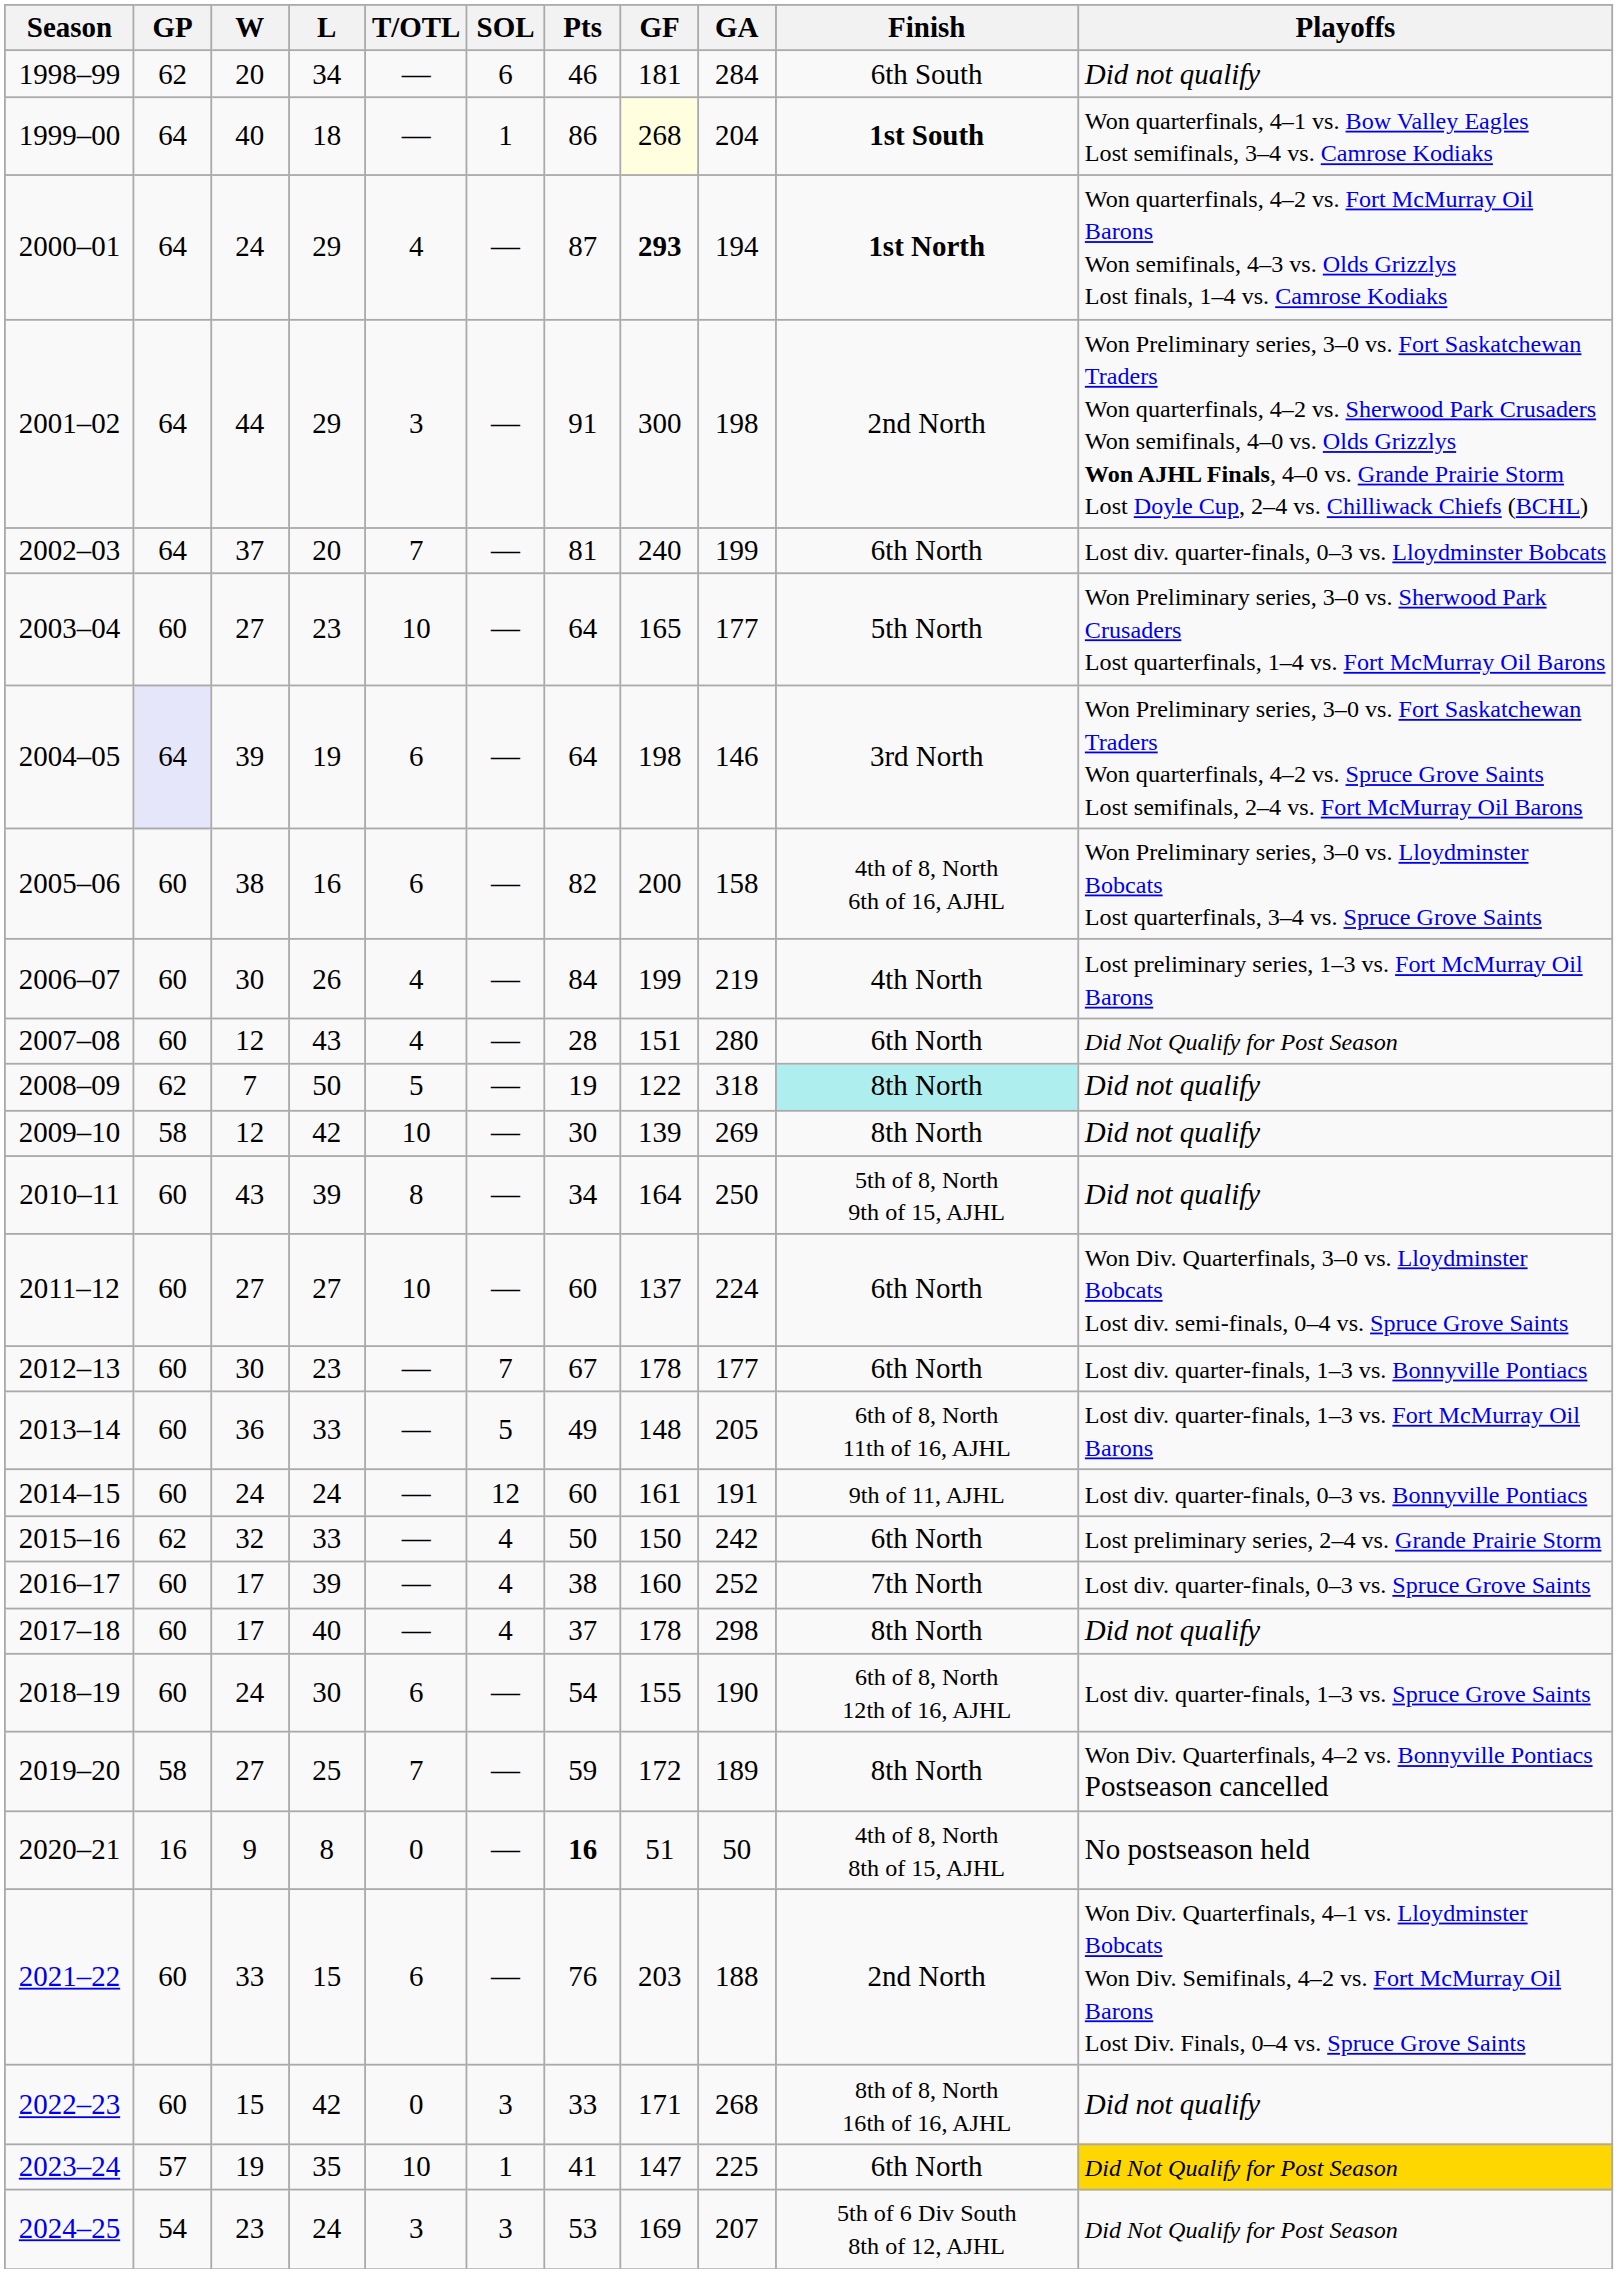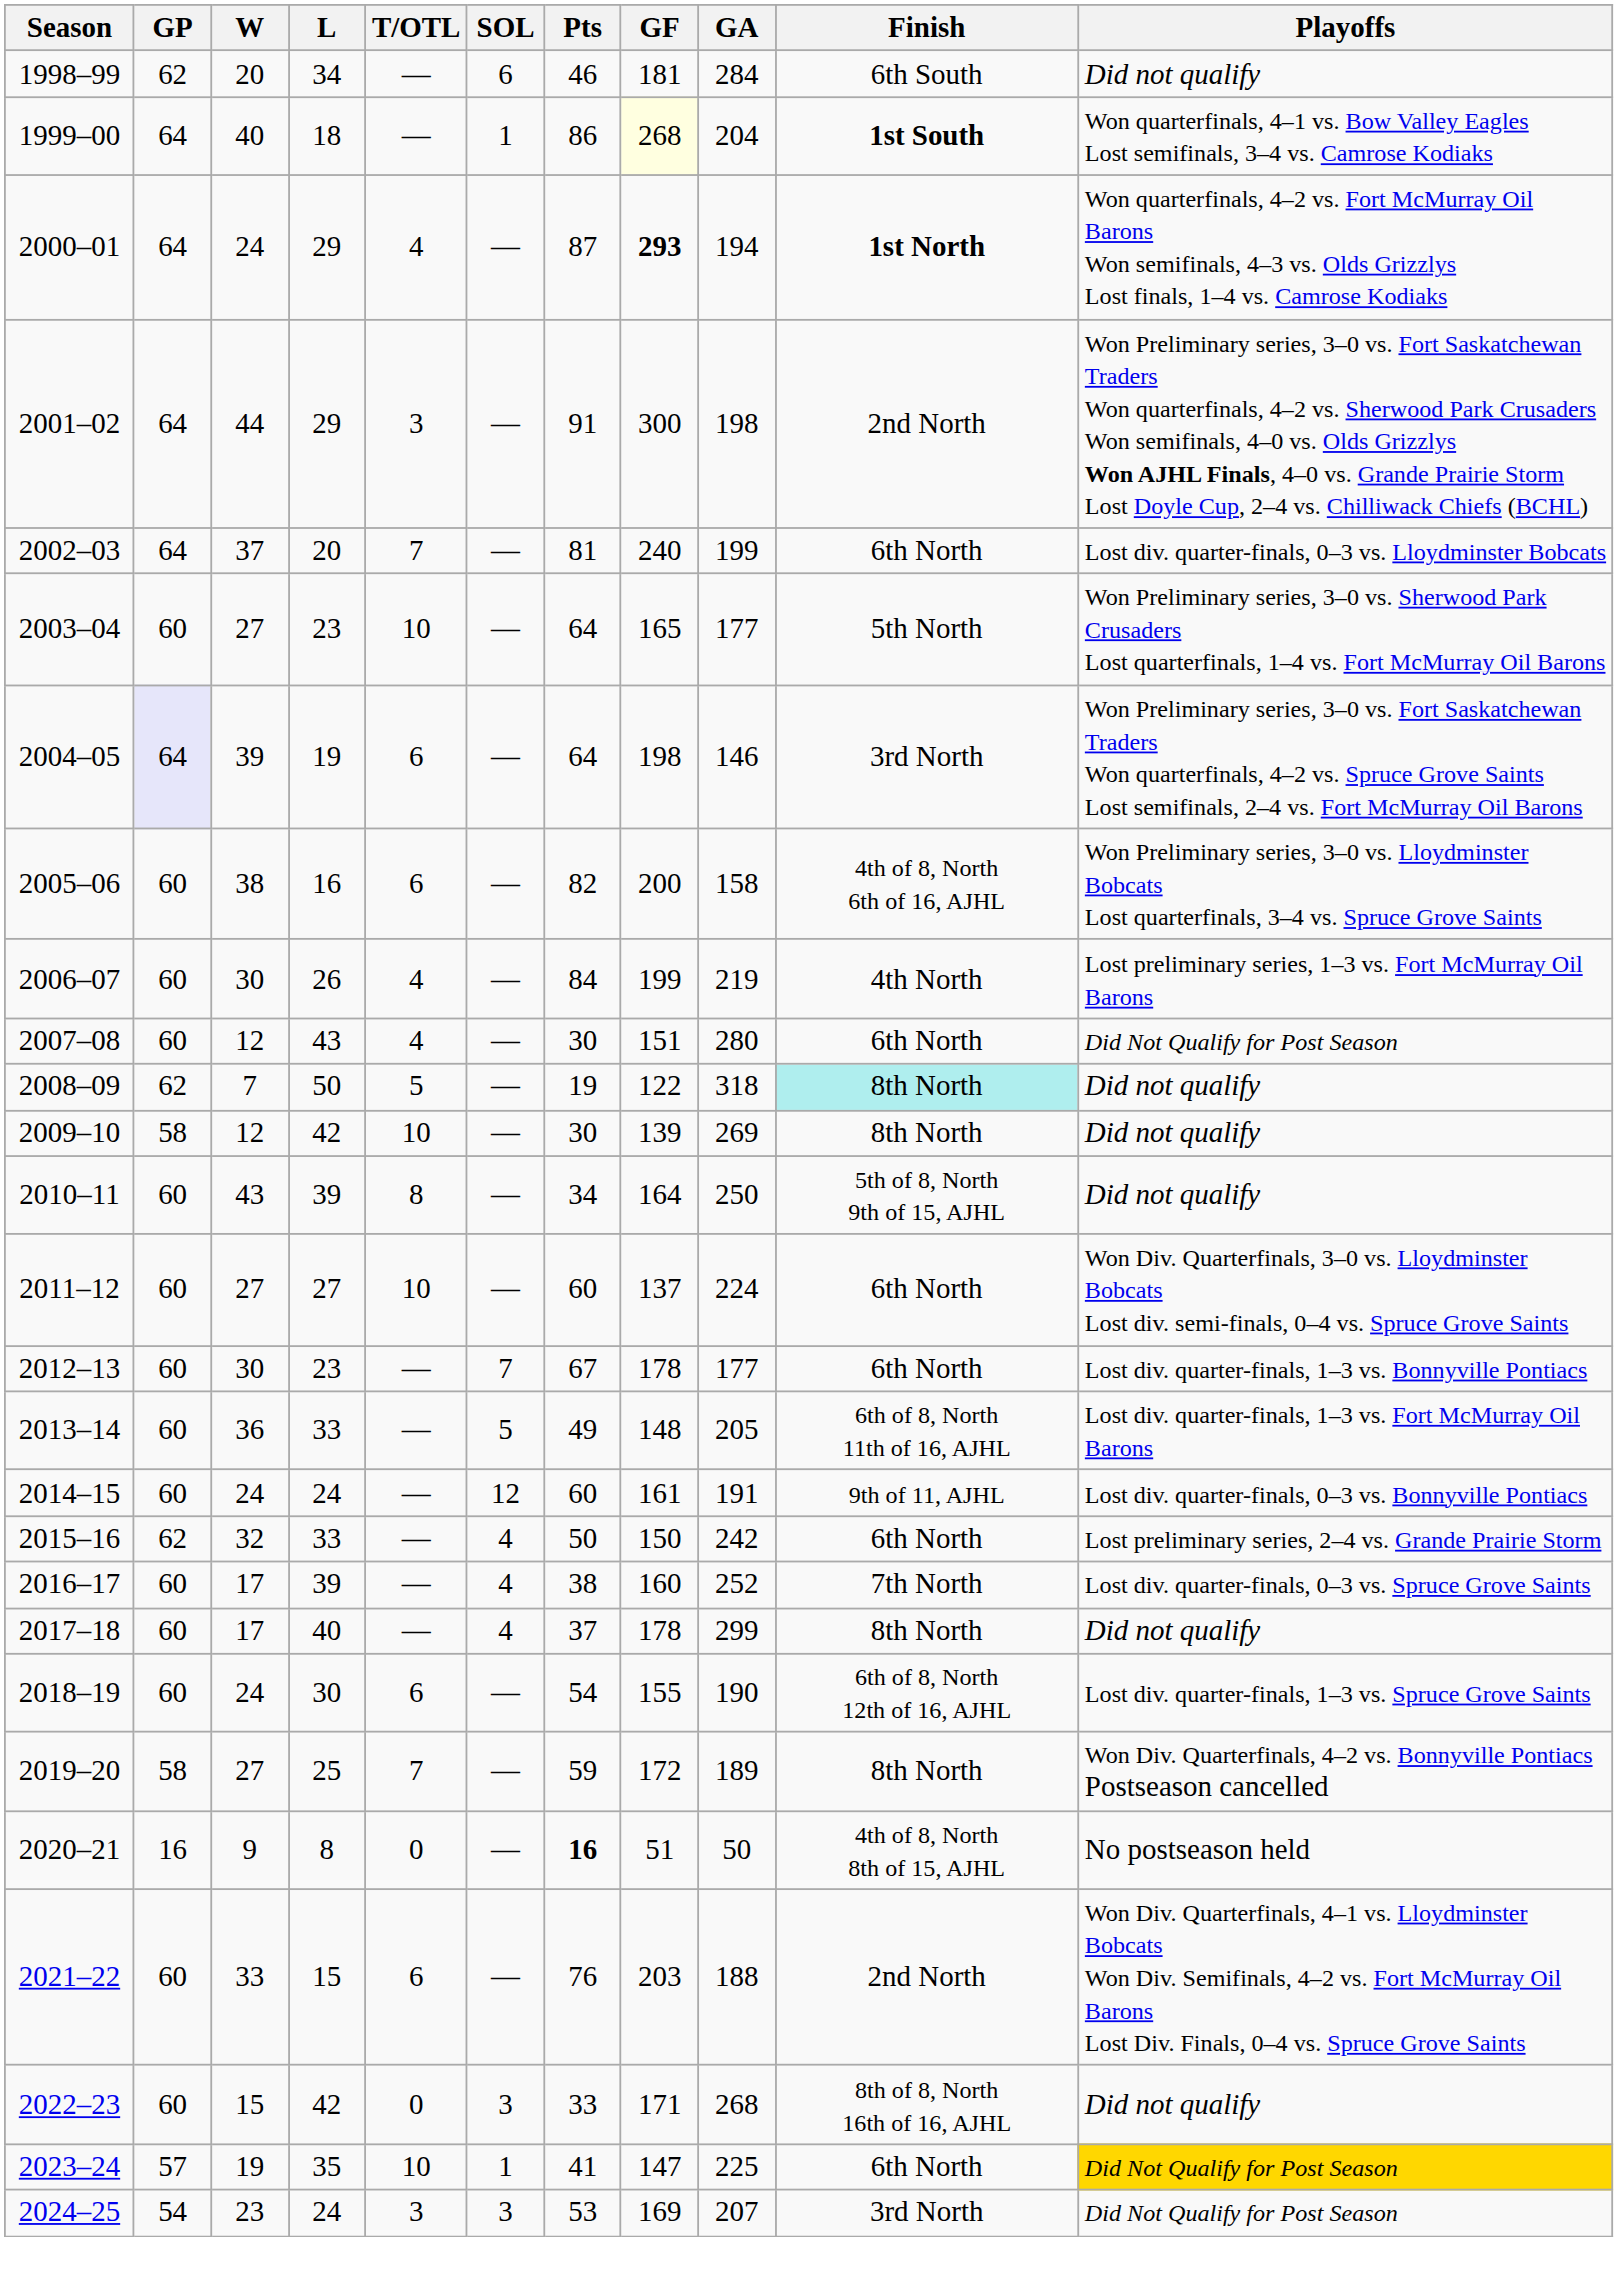(583, 1040) 28 -> (583, 1040) 30
(737, 1630) 298 -> (737, 1630) 299
(927, 2230) 5th of 6 Div South 8th of 12, AJHL -> (927, 2212) 3rd North
